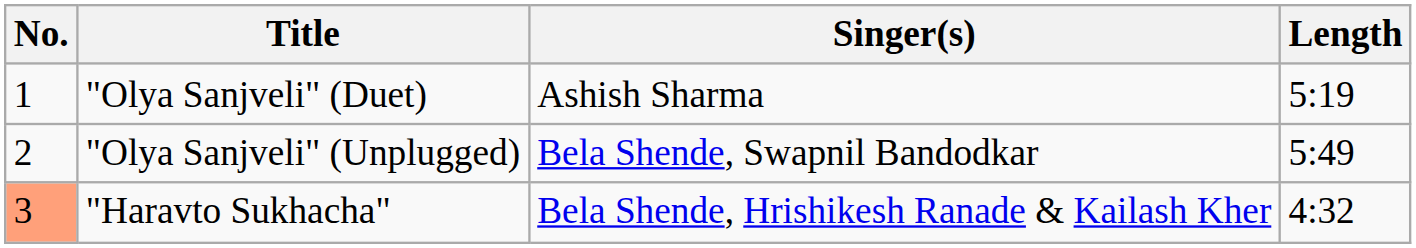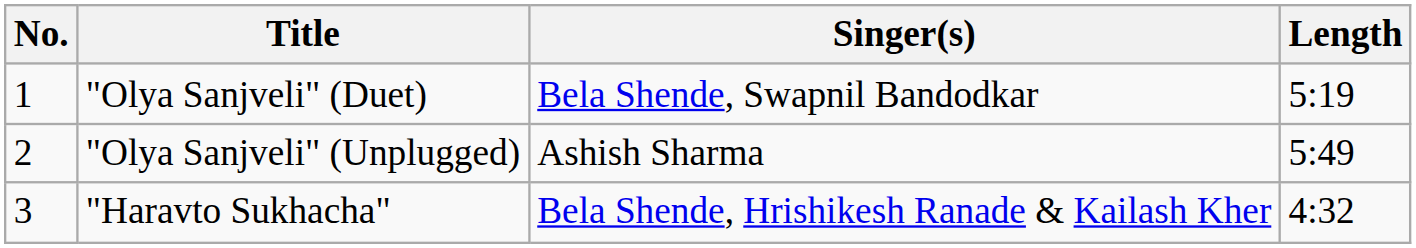(651, 93) Ashish Sharma -> (788, 93) Bela Shende, Swapnil Bandodkar
(788, 152) Bela Shende, Swapnil Bandodkar -> (651, 152) Ashish Sharma
(23, 211) lightsalmon background -> (23, 211) no background
